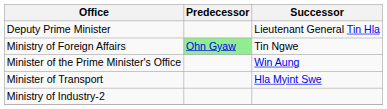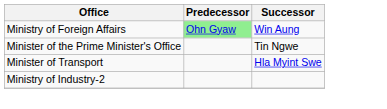- row: (59, 29)
(276, 46) Tin Ngwe -> (277, 29) Win Aung
(277, 63) Win Aung -> (276, 46) Tin Ngwe
